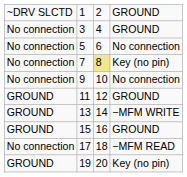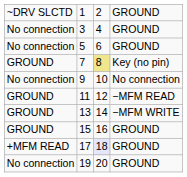(146, 46) No connection -> (136, 46) GROUND
(41, 63) No connection -> (30, 63) GROUND
(136, 96) GROUND -> (144, 96) −MFM READ
(41, 146) No connection -> (38, 146) +MFM READ
(102, 146) no background -> (102, 146) lavender background
(144, 146) −MFM READ -> (136, 146) GROUND
(30, 163) GROUND -> (41, 163) No connection
(141, 163) Key (no pin) -> (136, 163) GROUND
